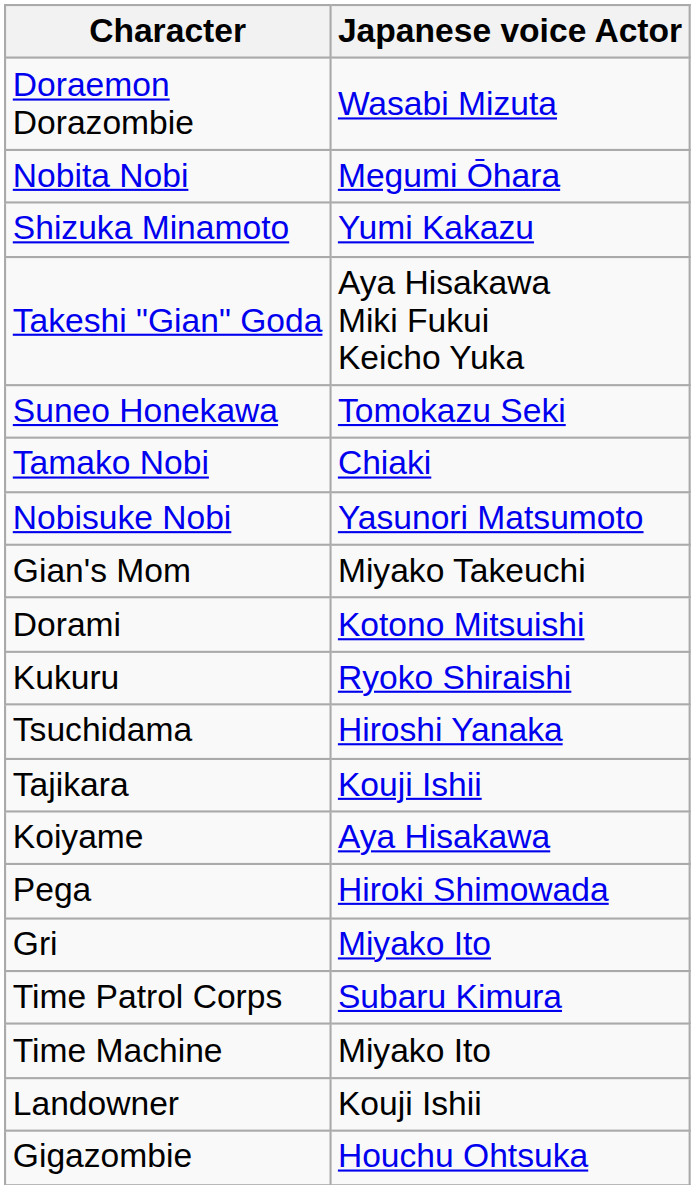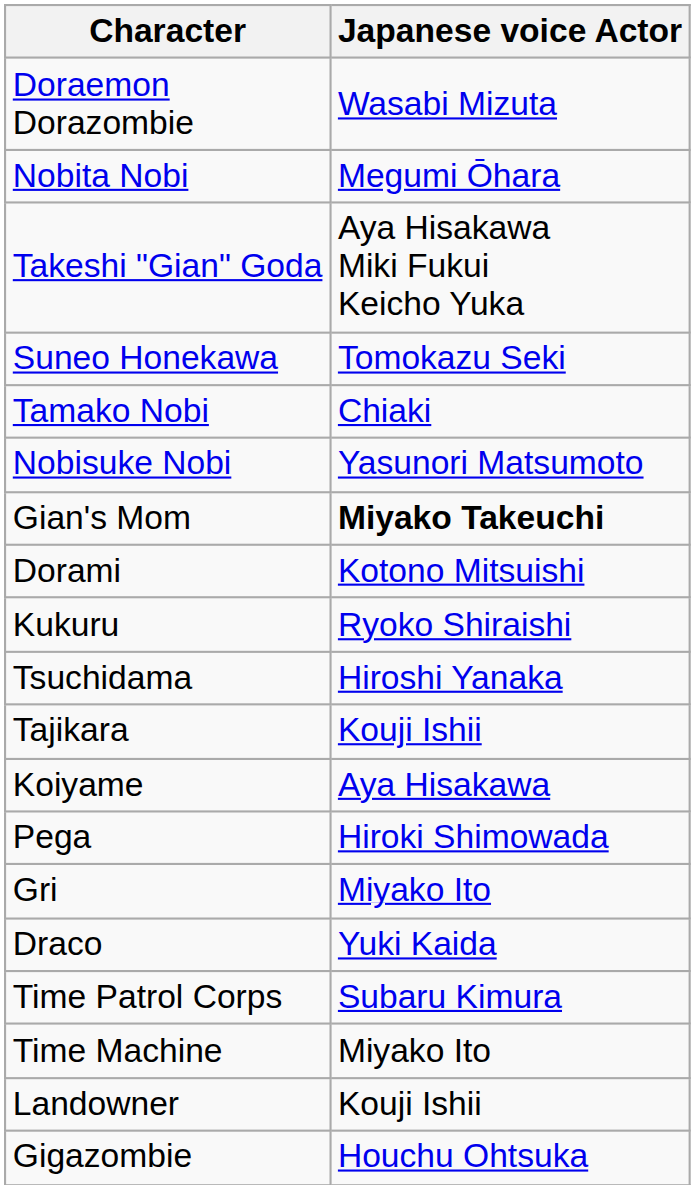- row: (151, 228)
(462, 570) normal -> (471, 517) bold
+ row: (58, 943)
